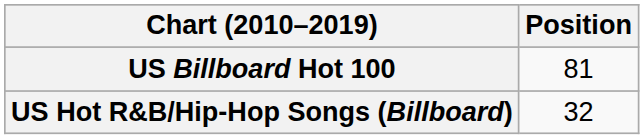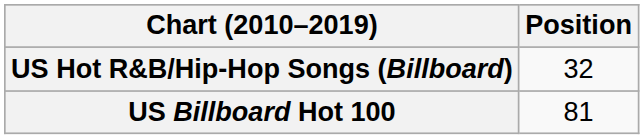rows swapped: (262, 68) <-> (262, 111)
